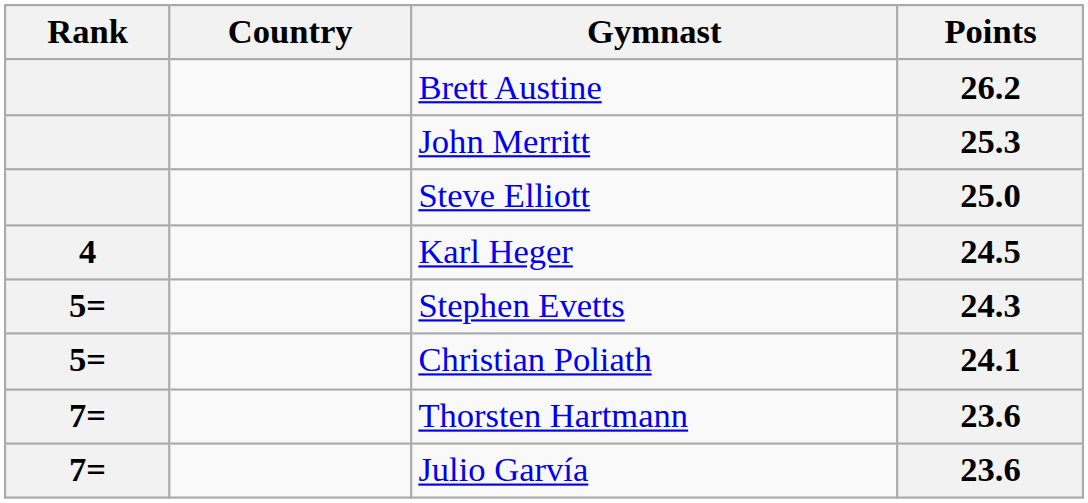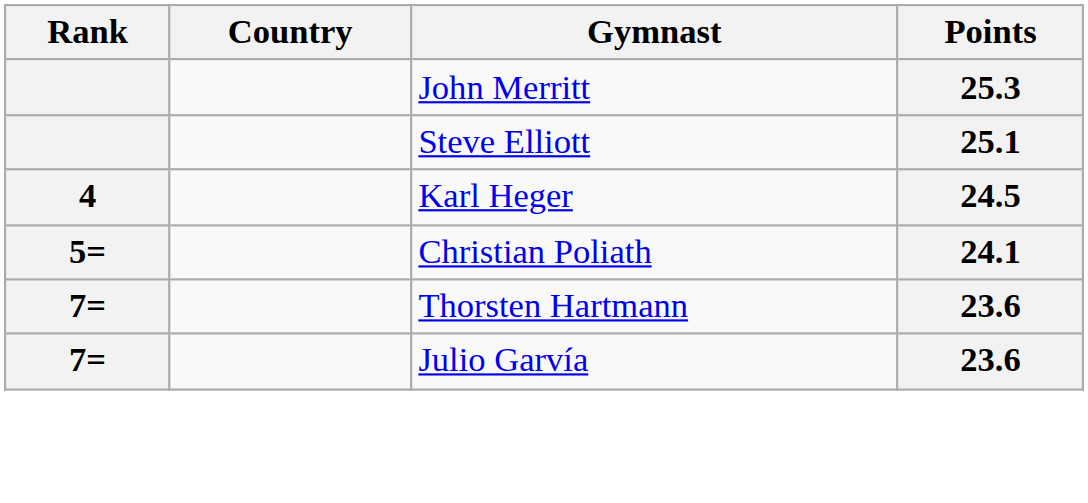- row: (510, 86)
(991, 196) 25.0 -> (991, 141) 25.1
- row: (522, 305)
